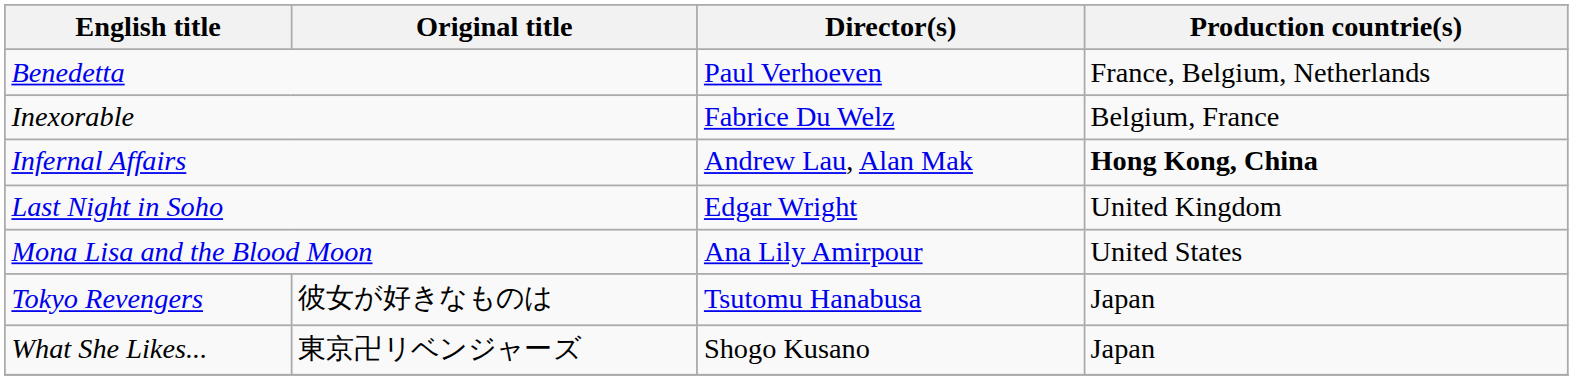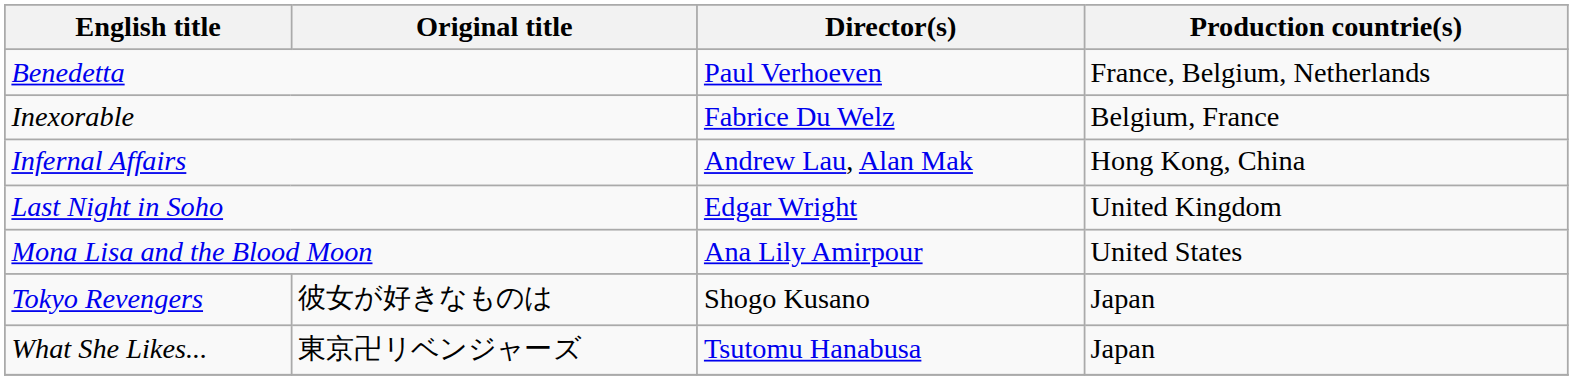(1204, 161) bold -> (1198, 161) normal
(813, 299) Tsutomu Hanabusa -> (787, 299) Shogo Kusano
(787, 349) Shogo Kusano -> (813, 349) Tsutomu Hanabusa
